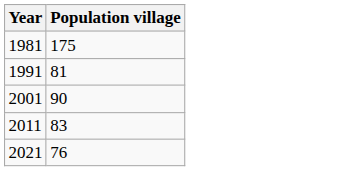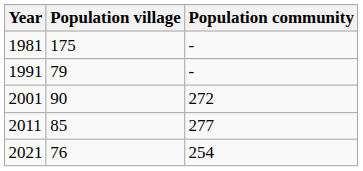+ column: (271, 17)
(59, 71) 81 -> (59, 71) 79
(59, 125) 83 -> (59, 125) 85
